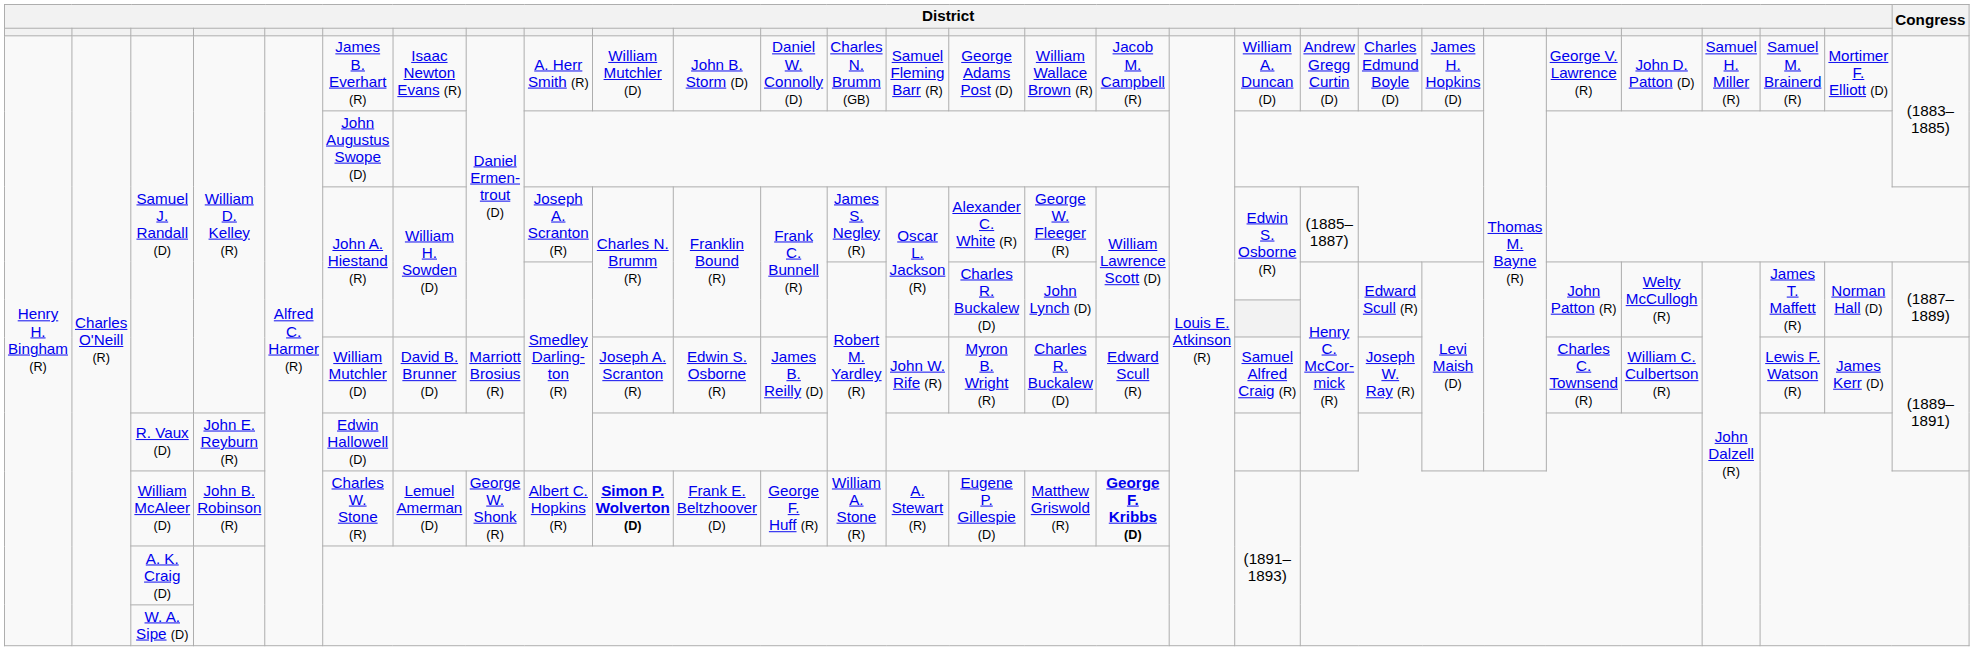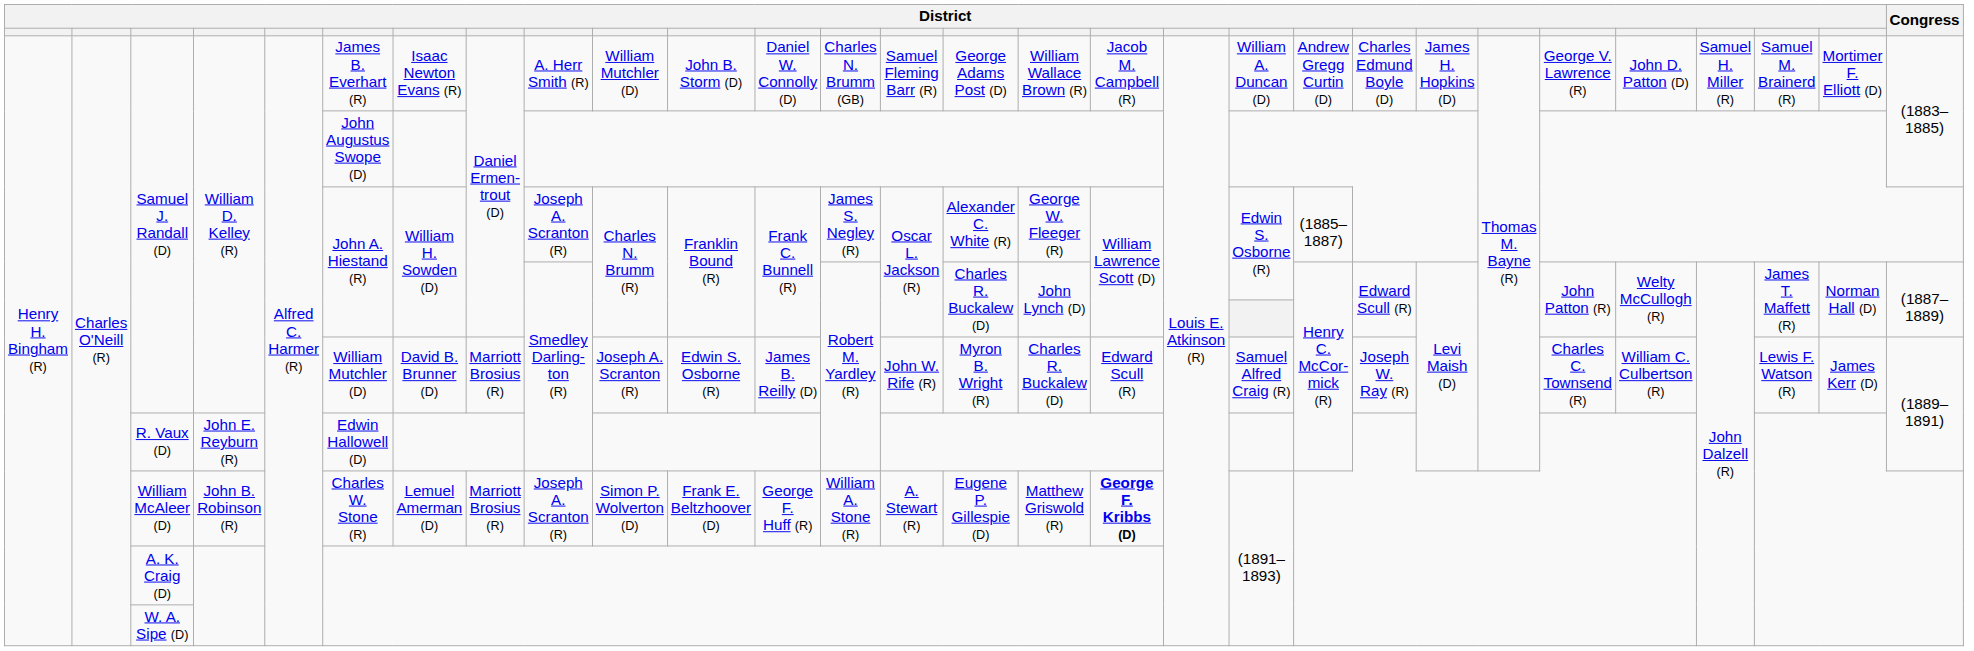(495, 508) George W. Shonk (R) -> (495, 508) Marriott Brosius (R)
(558, 508) Albert C. Hopkins (R) -> (558, 508) Joseph A. Scranton (R)
(633, 508) bold -> (630, 508) normal
